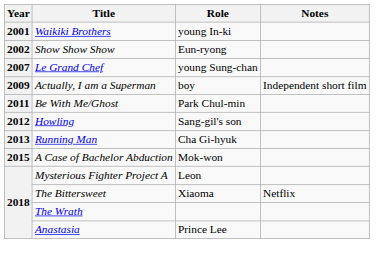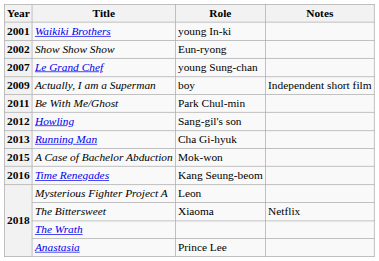+ row: (72, 175)
